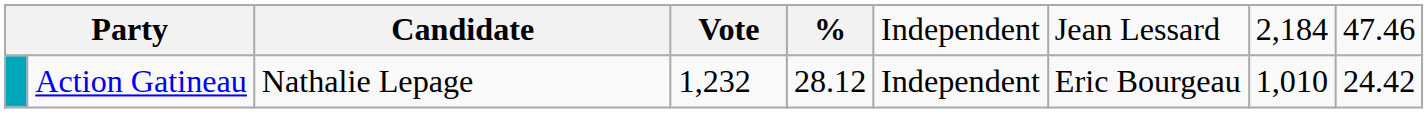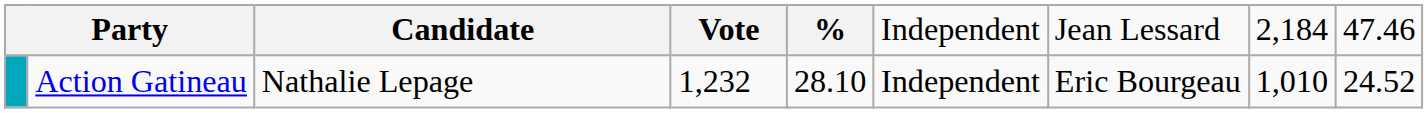(830, 81) 28.12 -> (830, 81) 28.10
(1379, 81) 24.42 -> (1379, 81) 24.52
